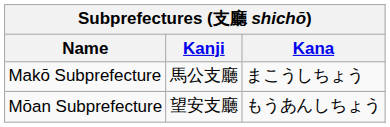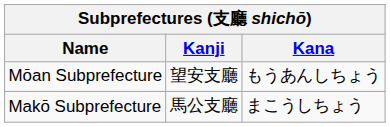rows swapped: (85, 76) <-> (85, 106)
